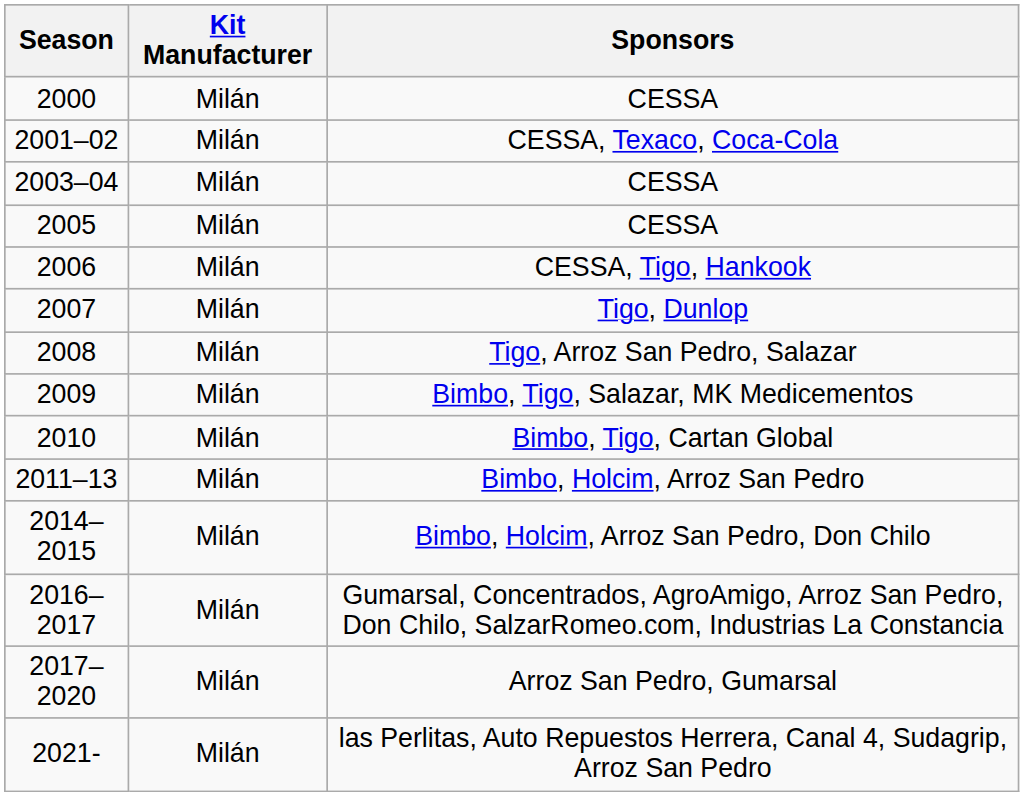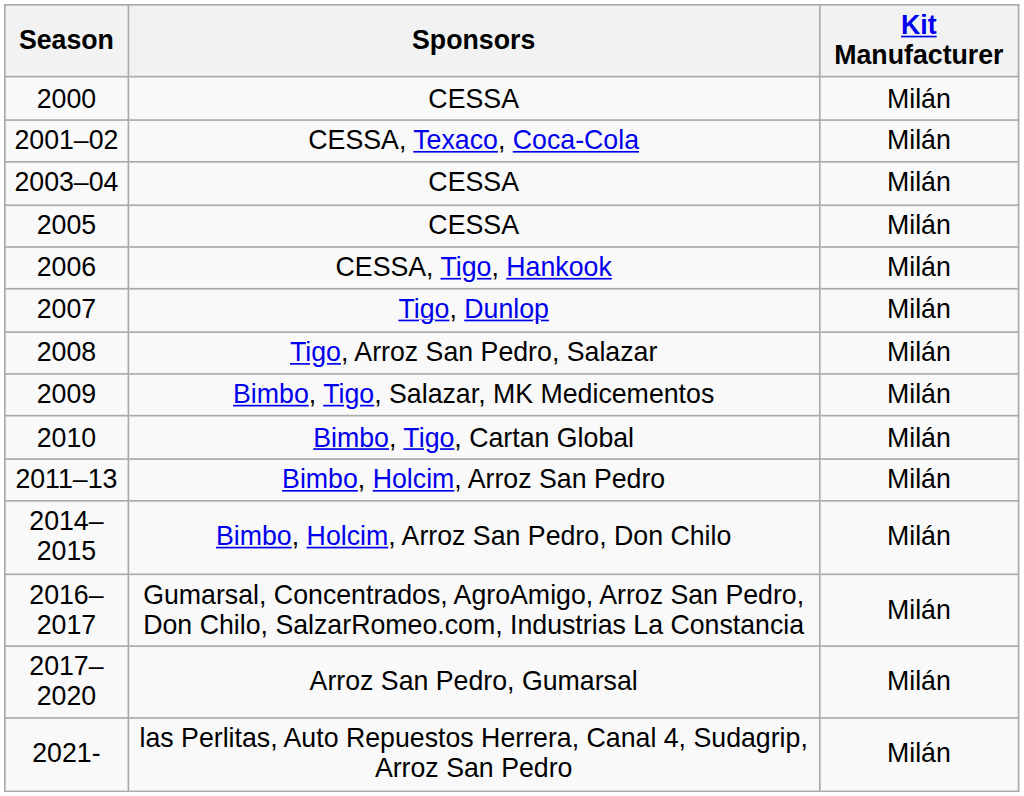columns swapped: (228, 40) <-> (673, 40)
